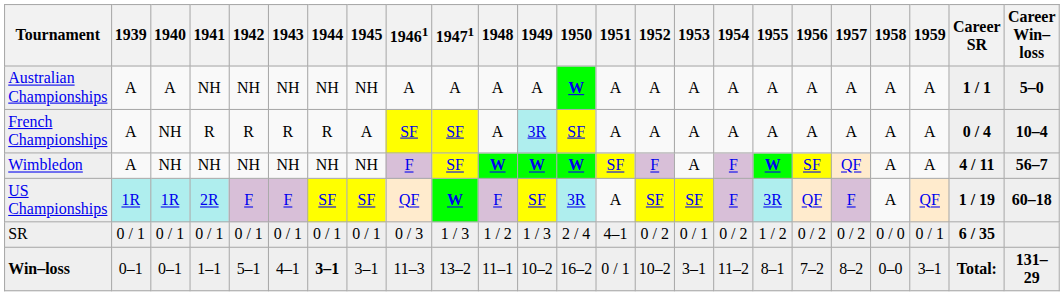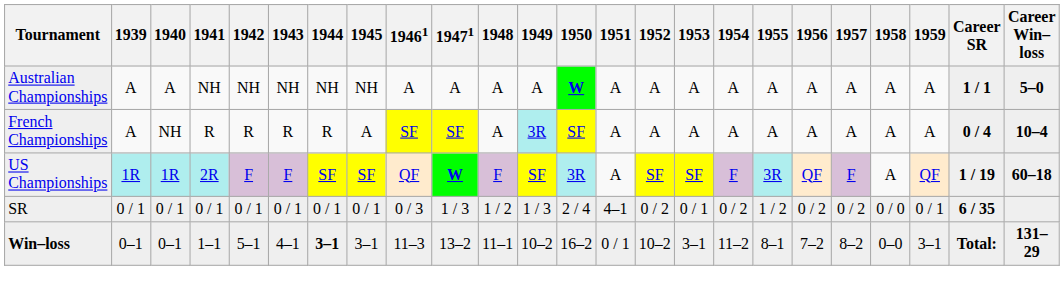- row: (46, 165)
